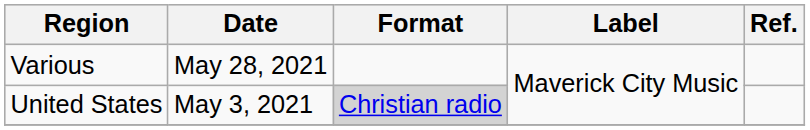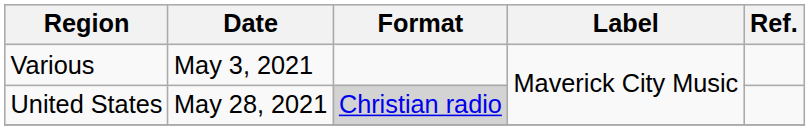(251, 64) May 28, 2021 -> (244, 64) May 3, 2021
(244, 104) May 3, 2021 -> (251, 104) May 28, 2021
